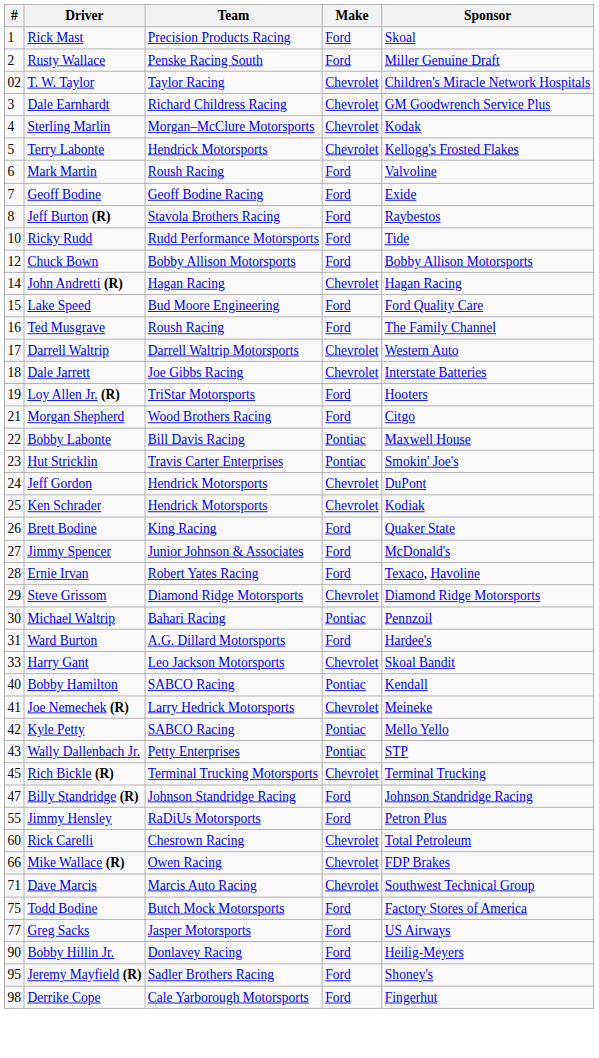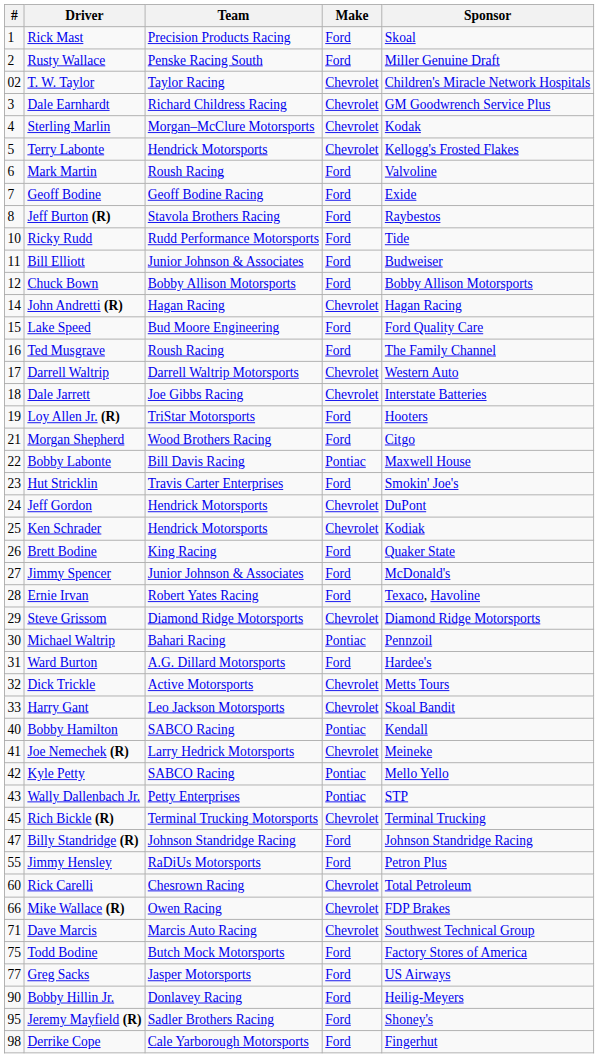+ row: (56, 261)
(346, 461) Pontiac -> (338, 484) Ford
+ row: (61, 685)
